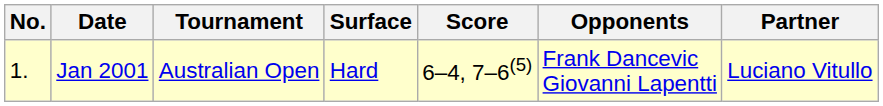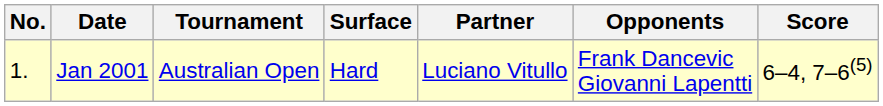columns swapped: (800, 22) <-> (477, 22)
